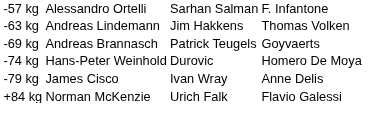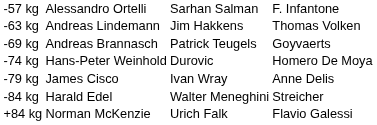+ row: (21, 96)
